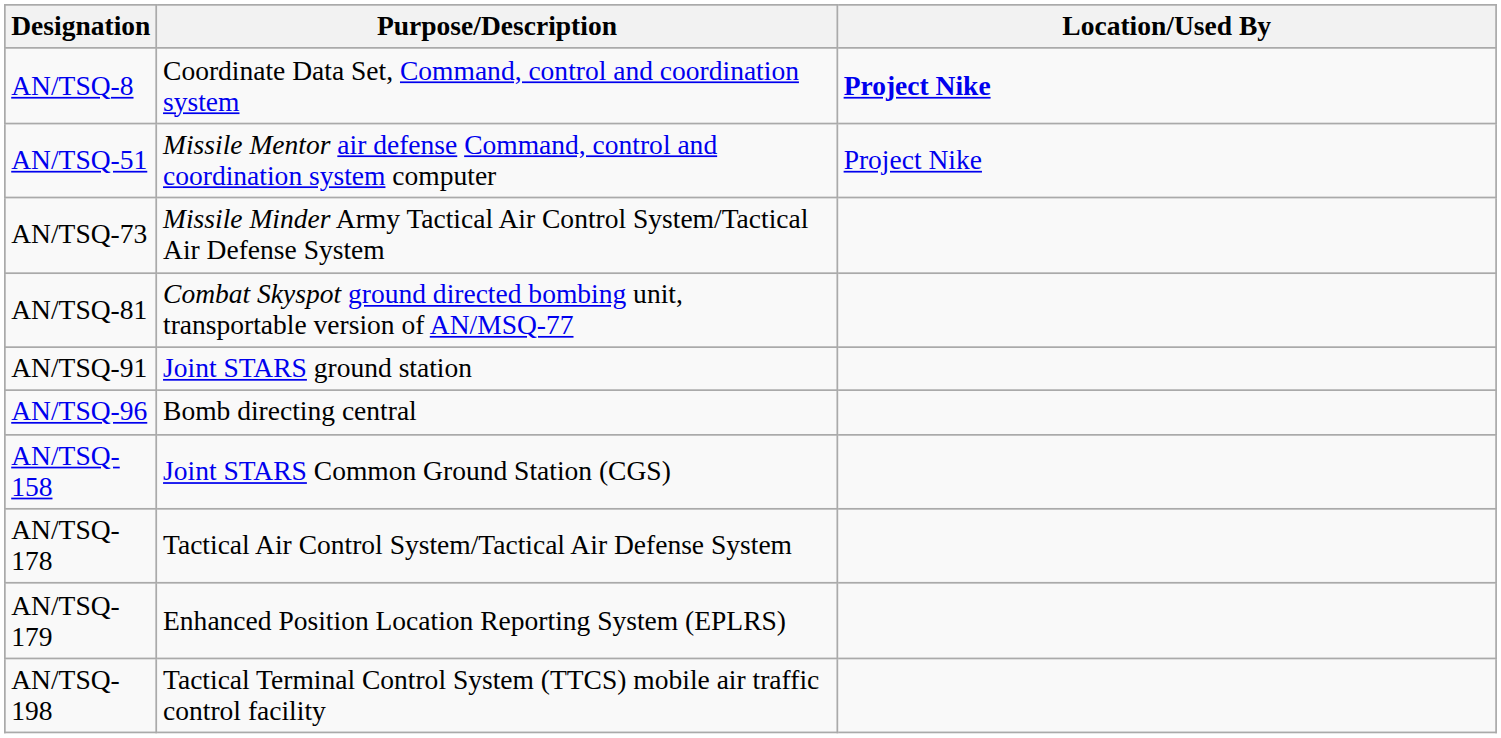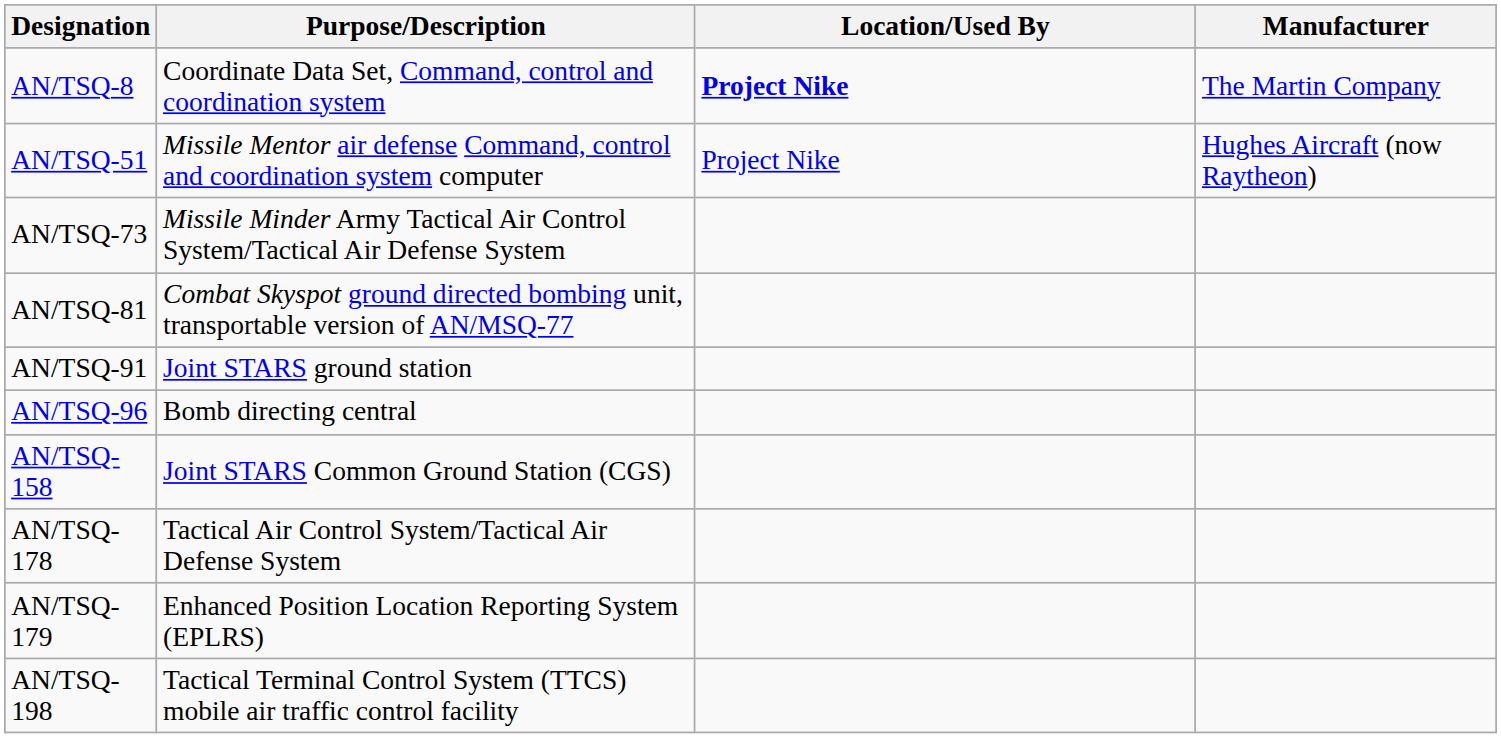+ column: (1346, 26)
